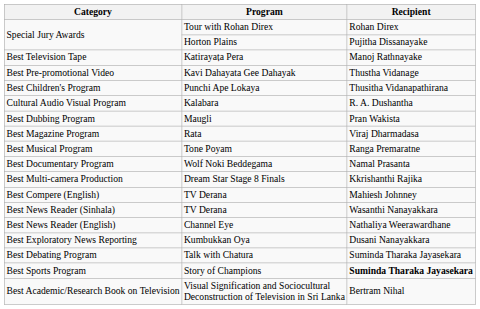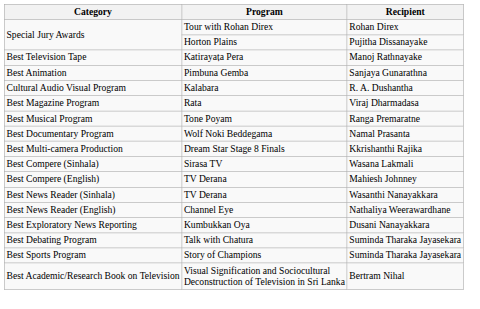- row: (60, 73)
+ row: (37, 73)
- row: (54, 88)
- row: (51, 118)
+ row: (53, 164)
(411, 270) bold -> (405, 255) normal
